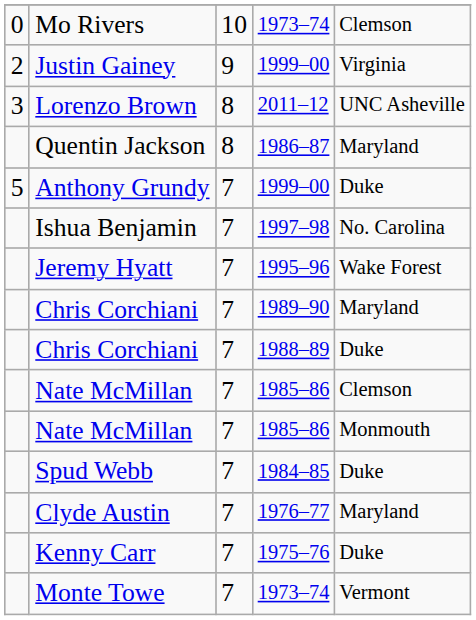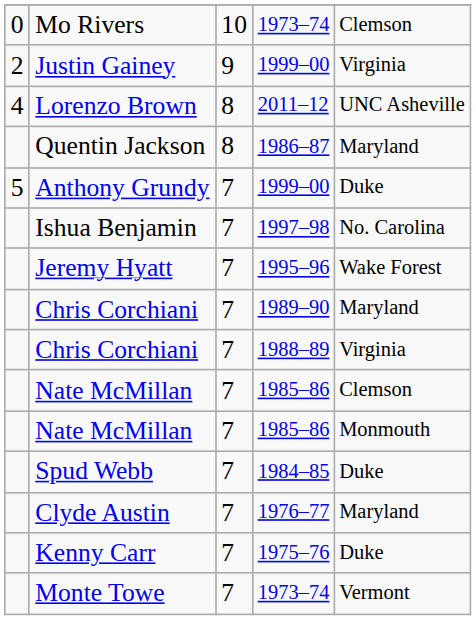(17, 106) 3 -> (17, 106) 4
(361, 349) Duke -> (372, 349) Virginia
